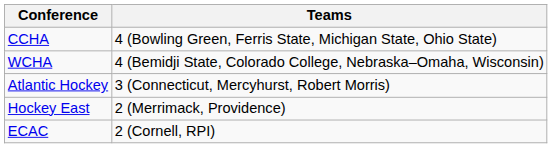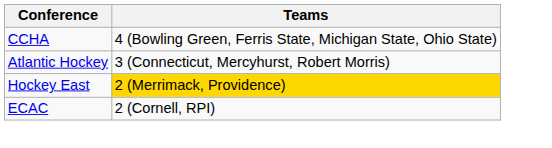- row: (30, 62)
(200, 108) no background -> (200, 85) gold background
